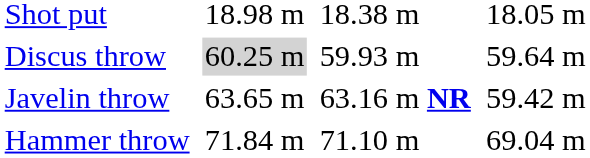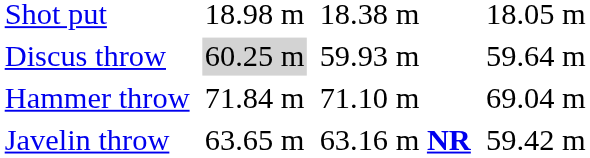rows swapped: (97, 139) <-> (87, 97)
